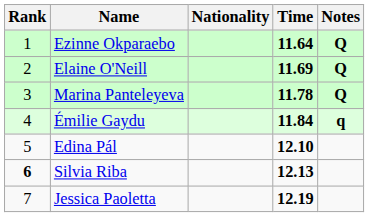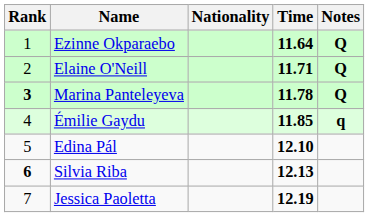(295, 69) 11.69 -> (295, 69) 11.71
(27, 95) normal -> (27, 95) bold
(295, 120) 11.84 -> (295, 120) 11.85
